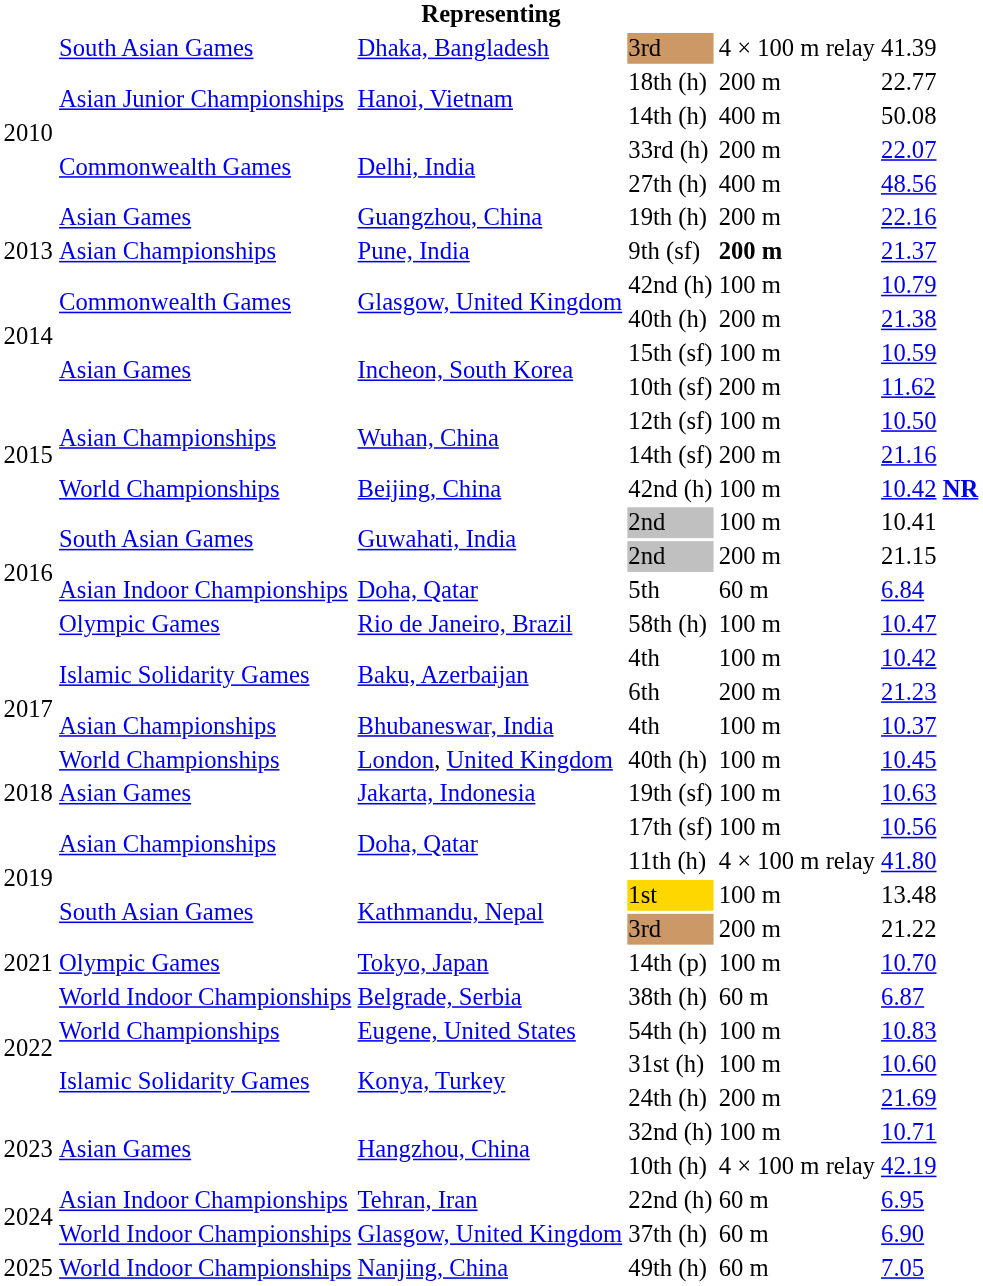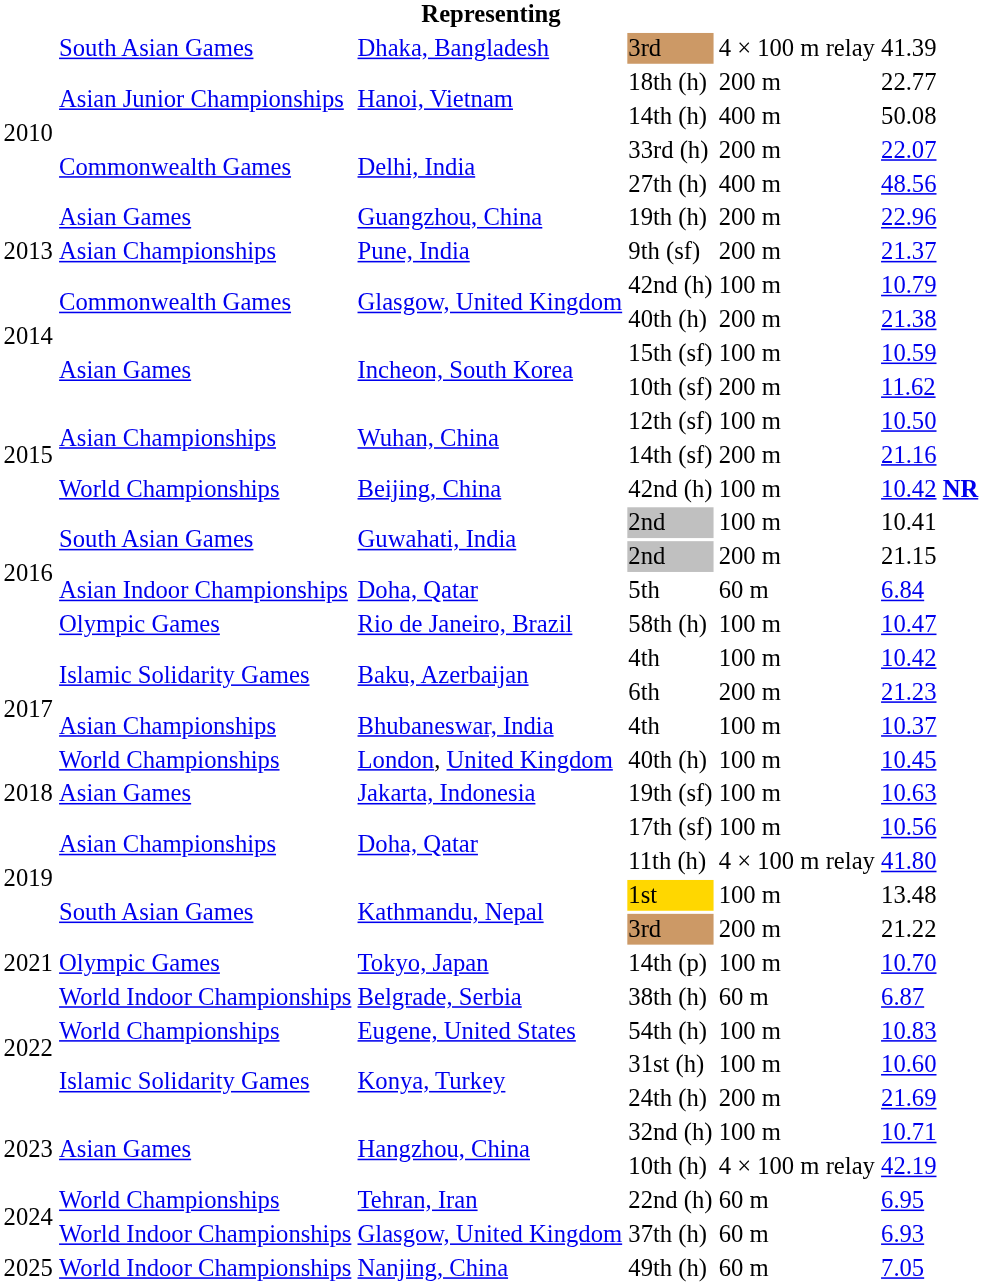(909, 217) 22.16 -> (909, 217) 22.96
(750, 251) bold -> (750, 251) normal
(203, 1200) Asian Indoor Championships -> (169, 1200) World Championships
(903, 1233) 6.90 -> (903, 1233) 6.93
